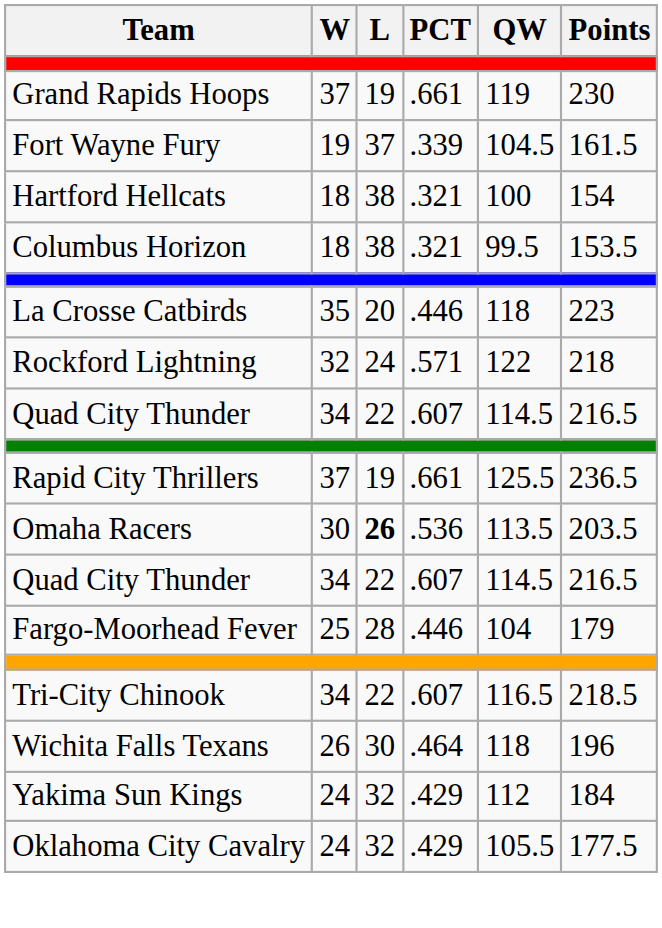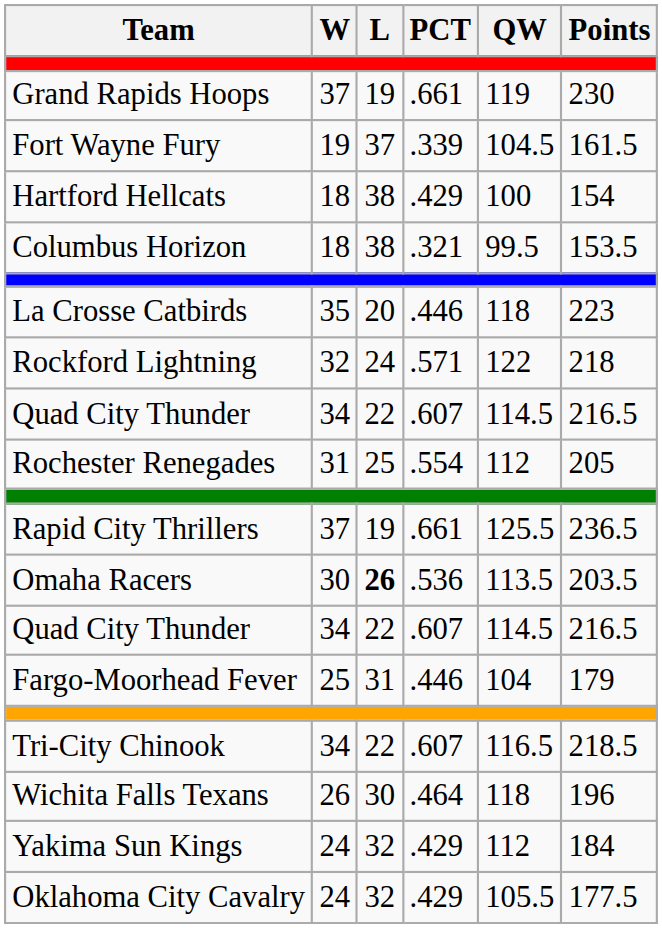(436, 196) .321 -> (436, 196) .429
+ row: (144, 463)
(380, 629) 28 -> (380, 680) 31
